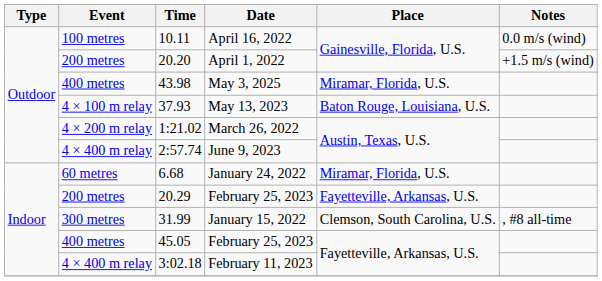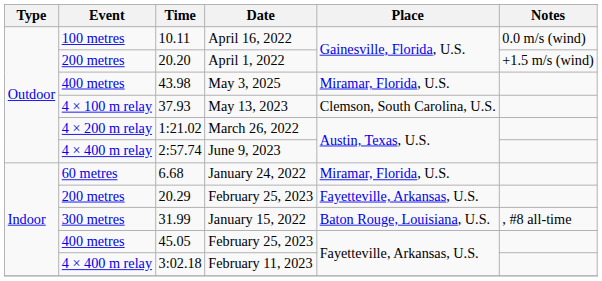(405, 106) Baton Rouge, Louisiana, U.S. -> (408, 106) Clemson, South Carolina, U.S.
(408, 219) Clemson, South Carolina, U.S. -> (405, 219) Baton Rouge, Louisiana, U.S.
